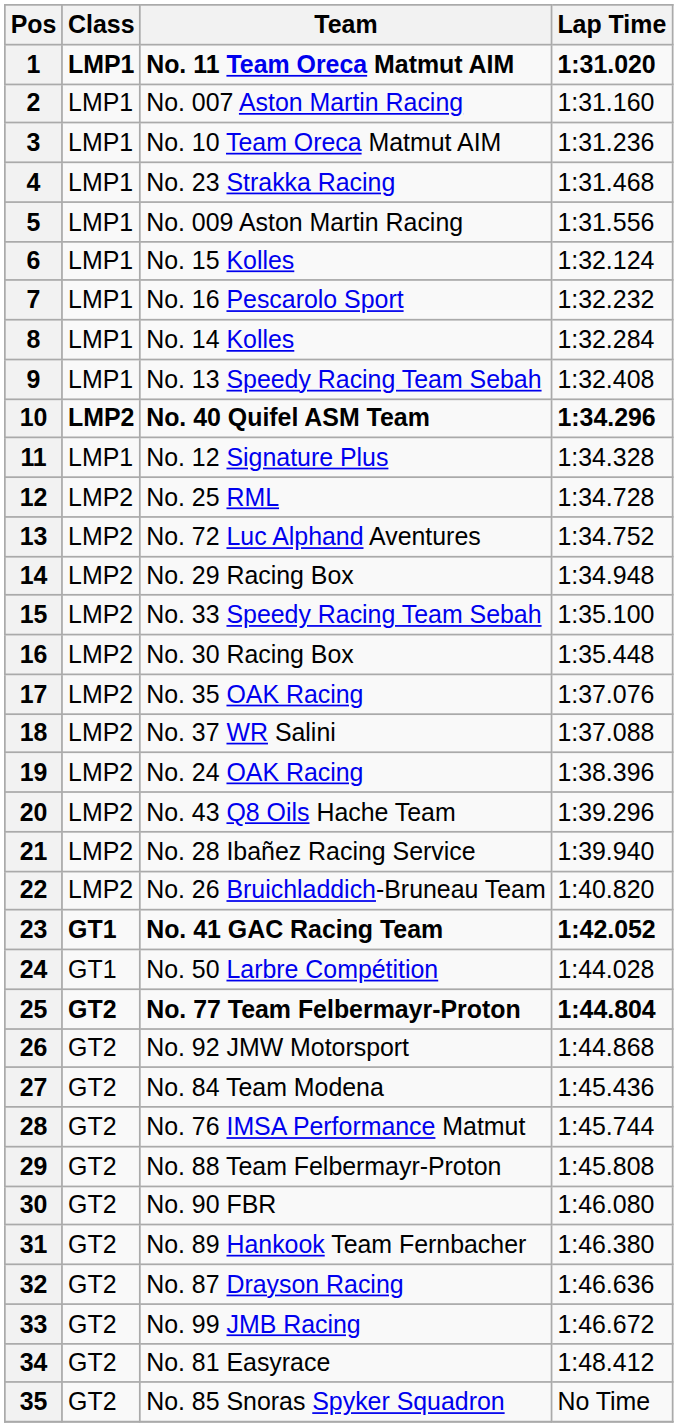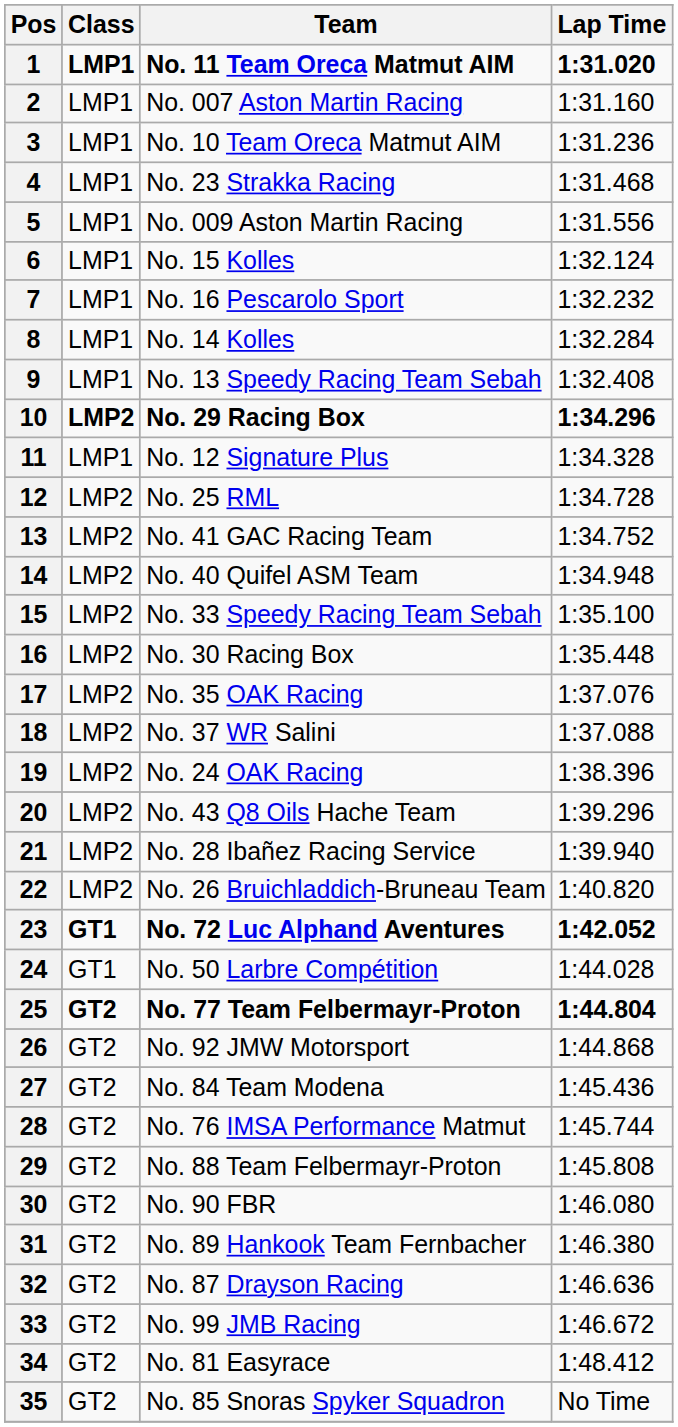(288, 419) No. 40 Quifel ASM Team -> (255, 419) No. 29 Racing Box
(313, 537) No. 72 Luc Alphand Aventures -> (289, 537) No. 41 GAC Racing Team
(250, 576) No. 29 Racing Box -> (282, 576) No. 40 Quifel ASM Team
(295, 930) No. 41 GAC Racing Team -> (325, 930) No. 72 Luc Alphand Aventures
